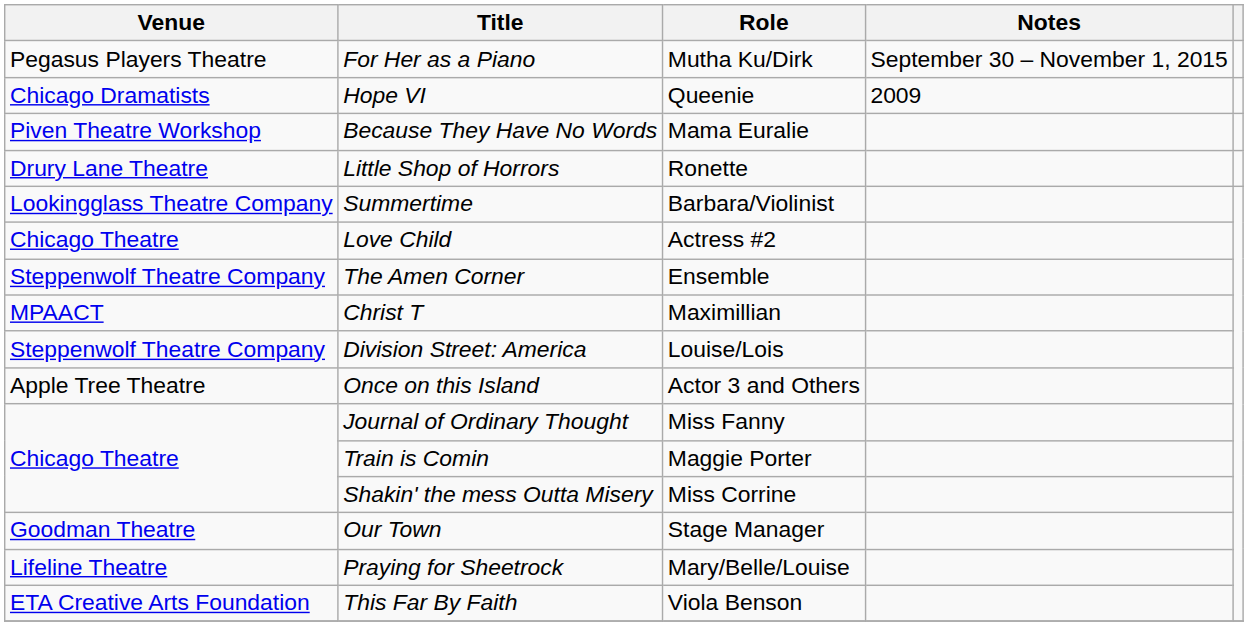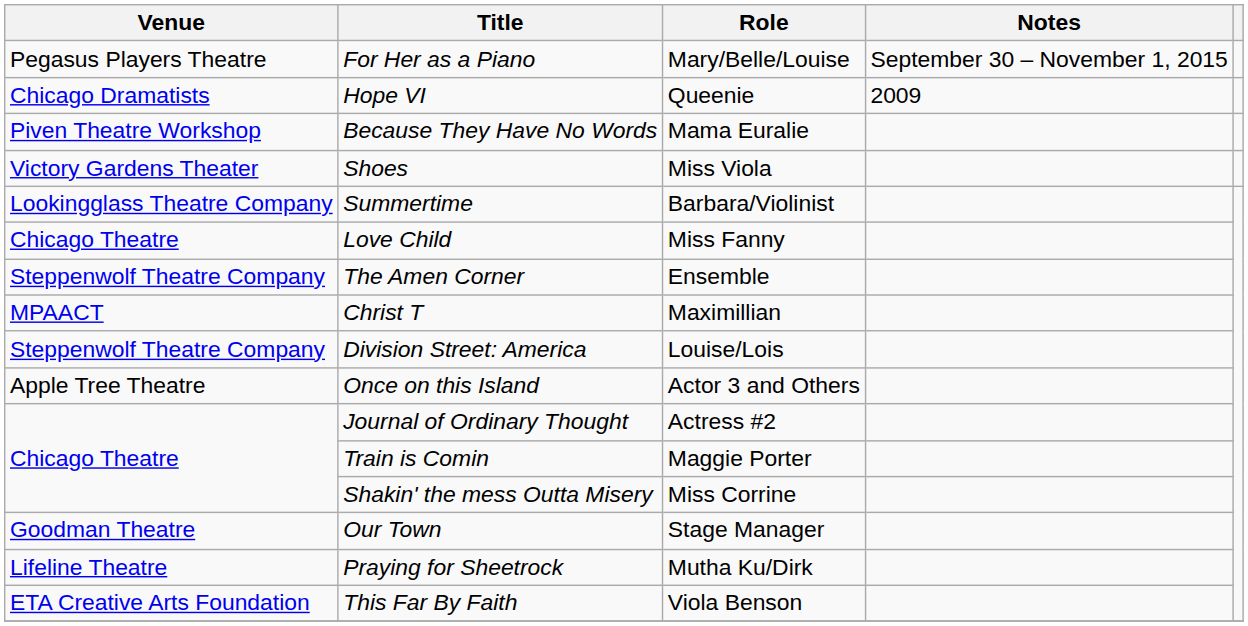(740, 58) Mutha Ku/Dirk -> (759, 58) Mary/Belle/Louise
+ row: (376, 167)
- row: (451, 167)
(722, 240) Actress #2 -> (726, 240) Miss Fanny
(726, 421) Miss Fanny -> (722, 421) Actress #2
(759, 566) Mary/Belle/Louise -> (740, 566) Mutha Ku/Dirk
